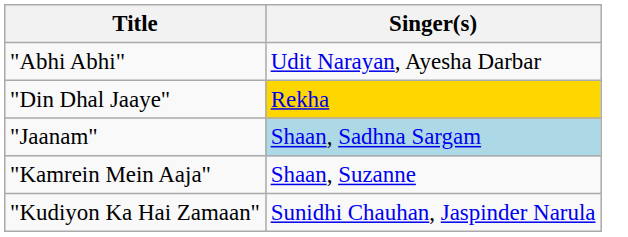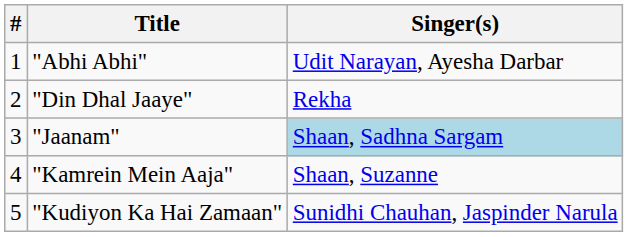+ column: (16, 23)
(300, 99) gold background -> (322, 99) no background
